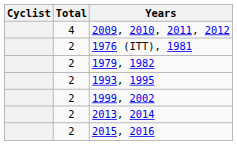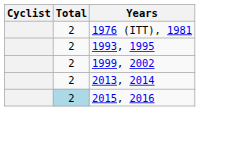- row: (161, 30)
- row: (123, 64)
(71, 132) no background -> (71, 98) lightblue background
